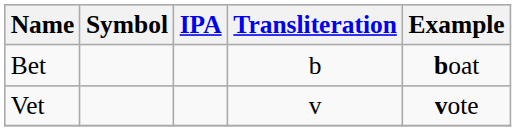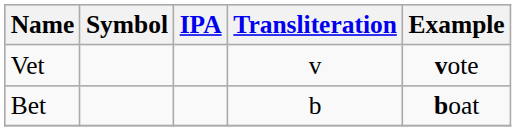rows swapped: (28, 105) <-> (28, 65)
